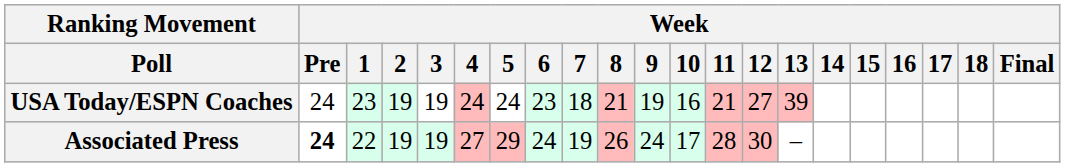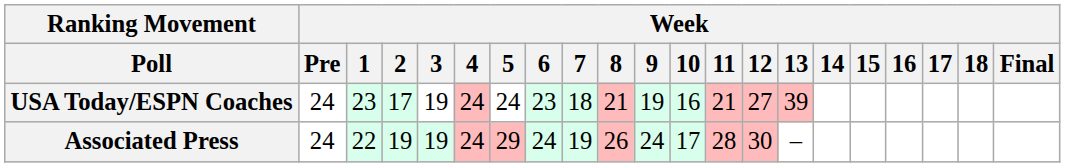(400, 102) 19 -> (400, 102) 17
(322, 141) bold -> (322, 141) normal
(472, 141) 27 -> (472, 141) 24
